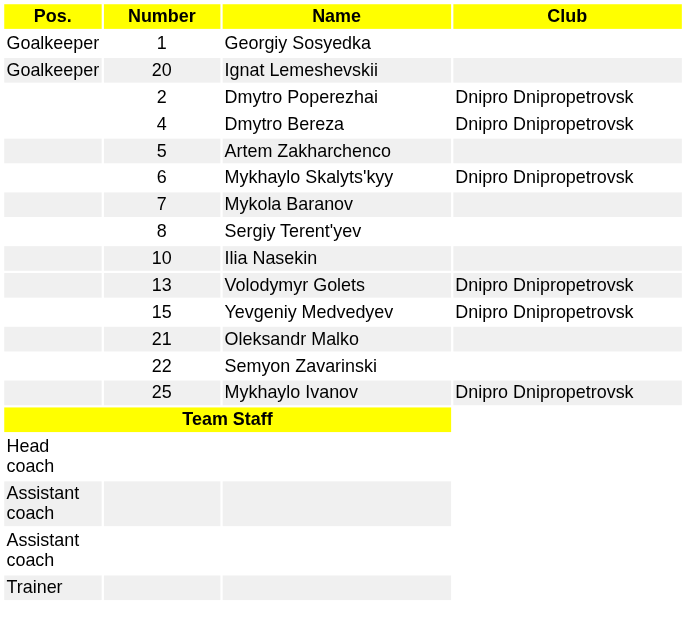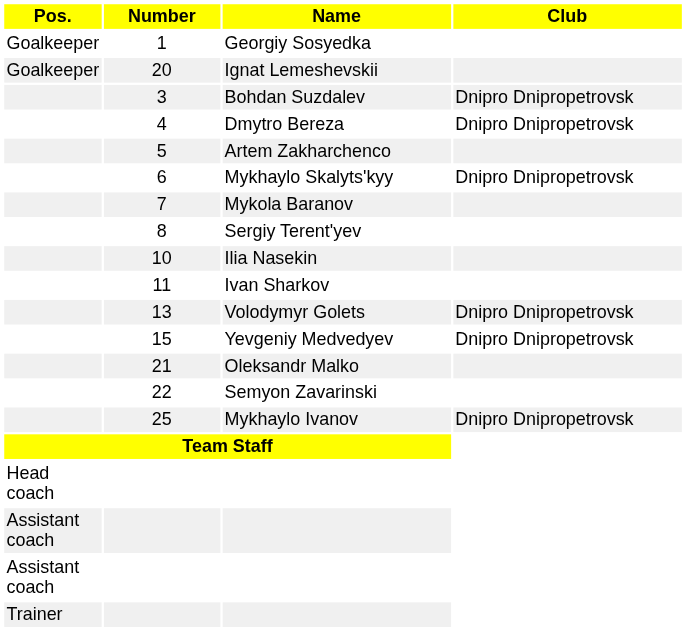- row: (53, 97)
+ row: (53, 97)
+ row: (53, 285)
